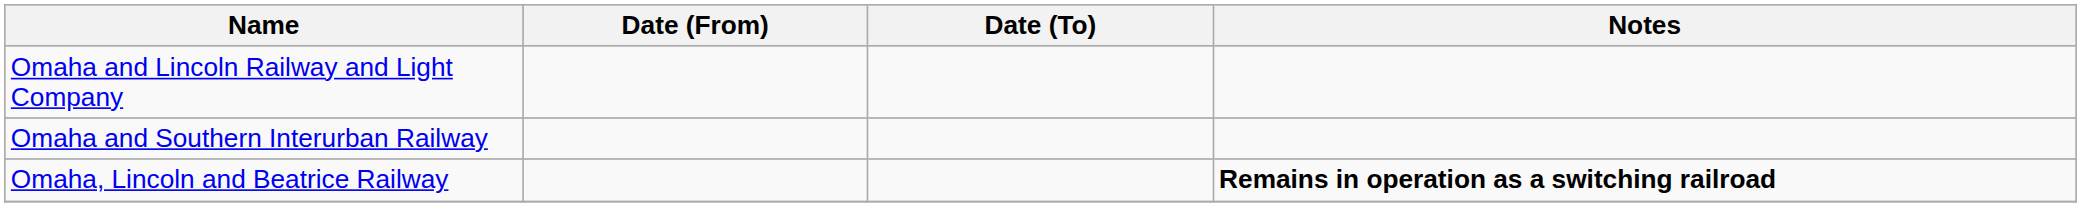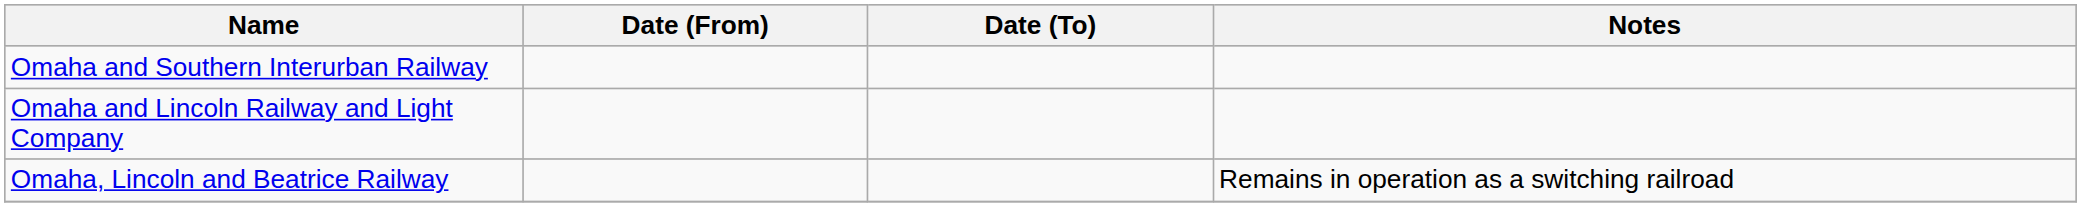rows swapped: (232, 81) <-> (249, 138)
(1498, 179) bold -> (1477, 179) normal
